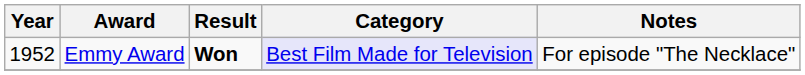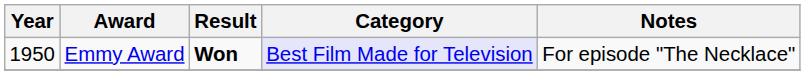(32, 54) 1952 -> (32, 54) 1950
